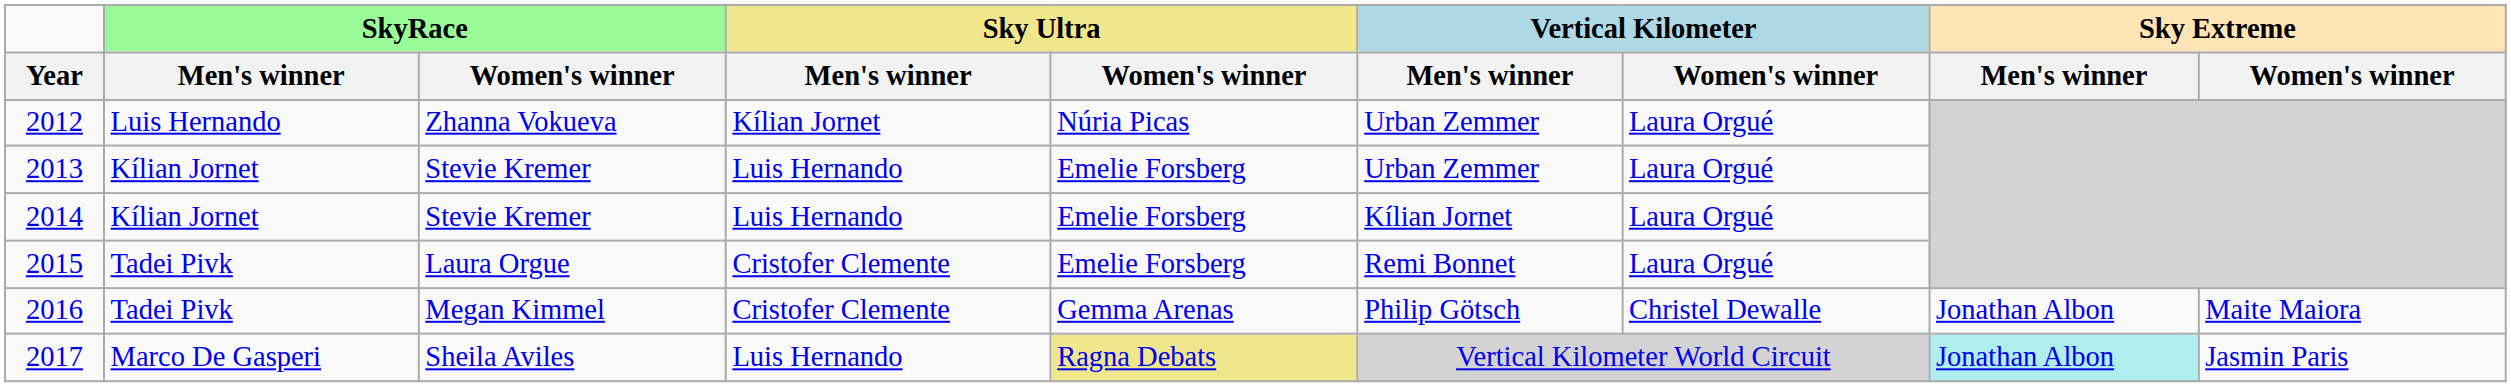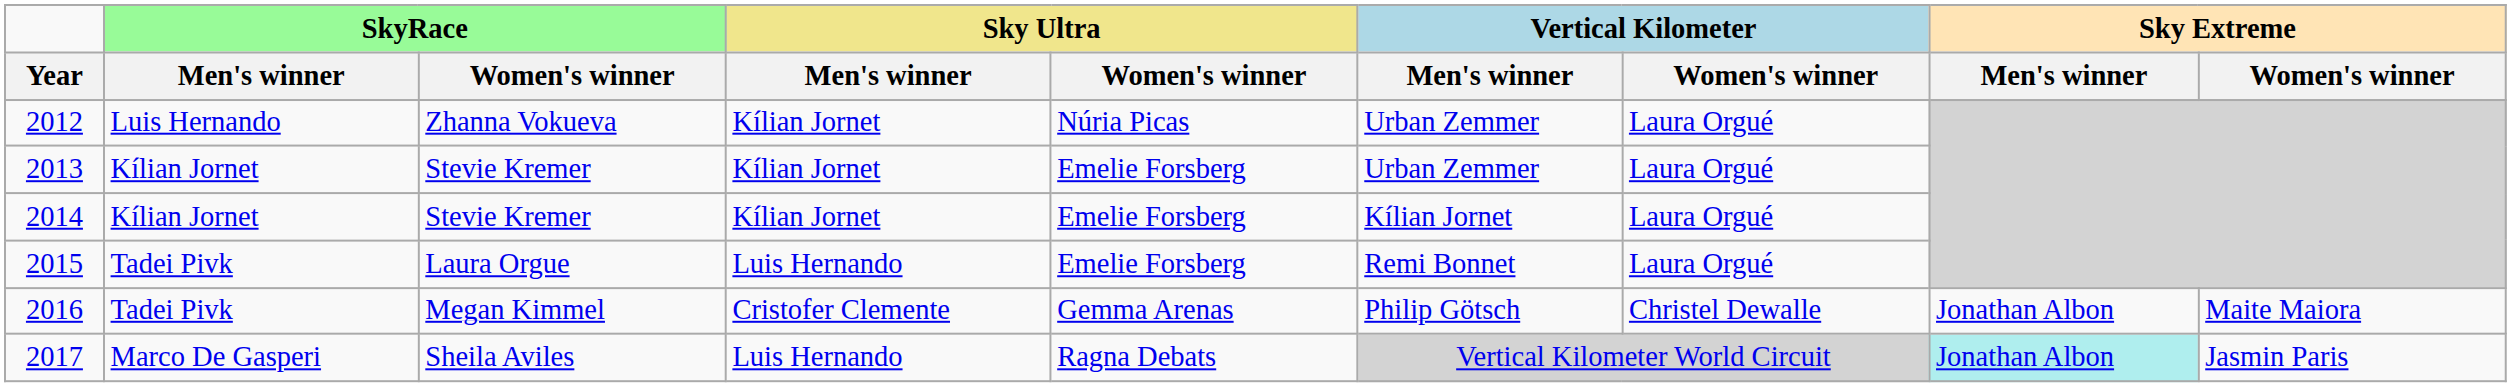(817, 169) Luis Hernando -> (806, 169) Kílian Jornet
(817, 216) Luis Hernando -> (806, 216) Kílian Jornet
(841, 263) Cristofer Clemente -> (817, 263) Luis Hernando
(1137, 357) khaki background -> (1137, 357) no background
